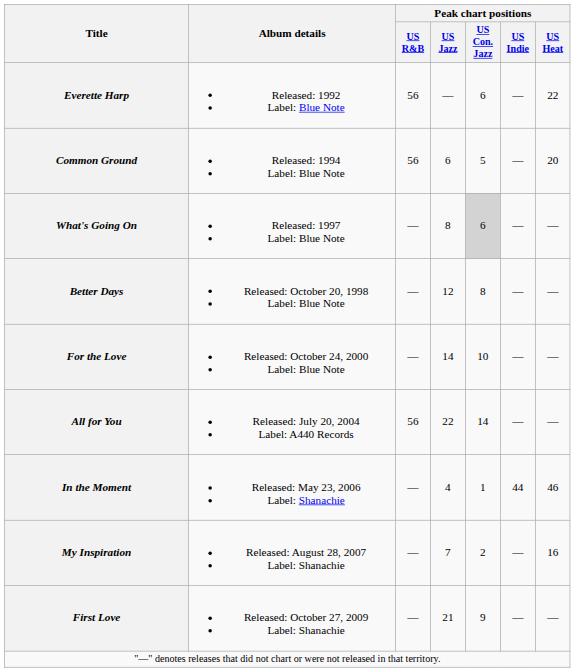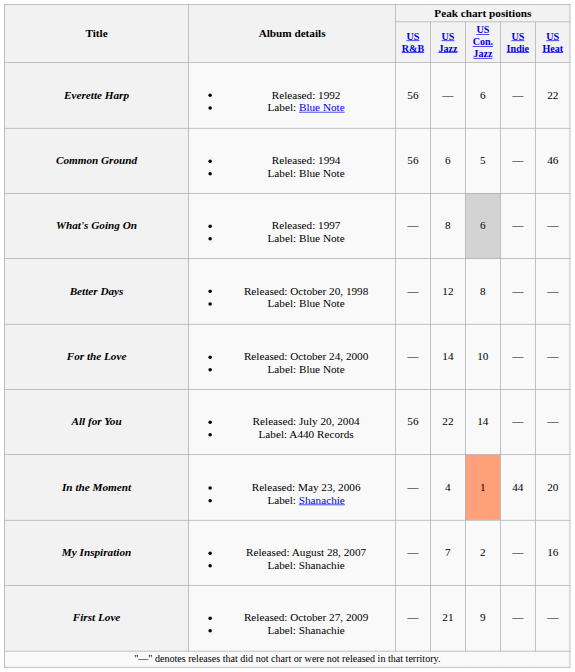(553, 160) 20 -> (553, 160) 46
(483, 487) no background -> (483, 487) lightsalmon background
(553, 487) 46 -> (553, 487) 20
